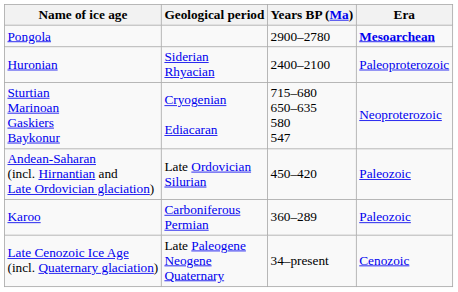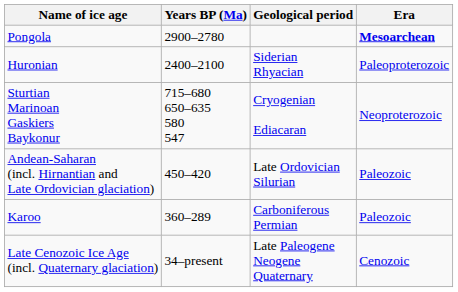columns swapped: (312, 15) <-> (214, 15)
